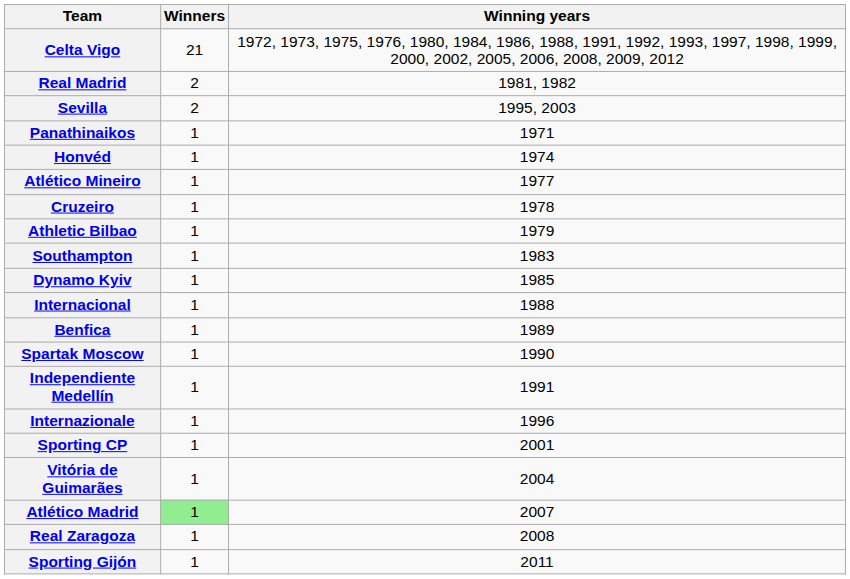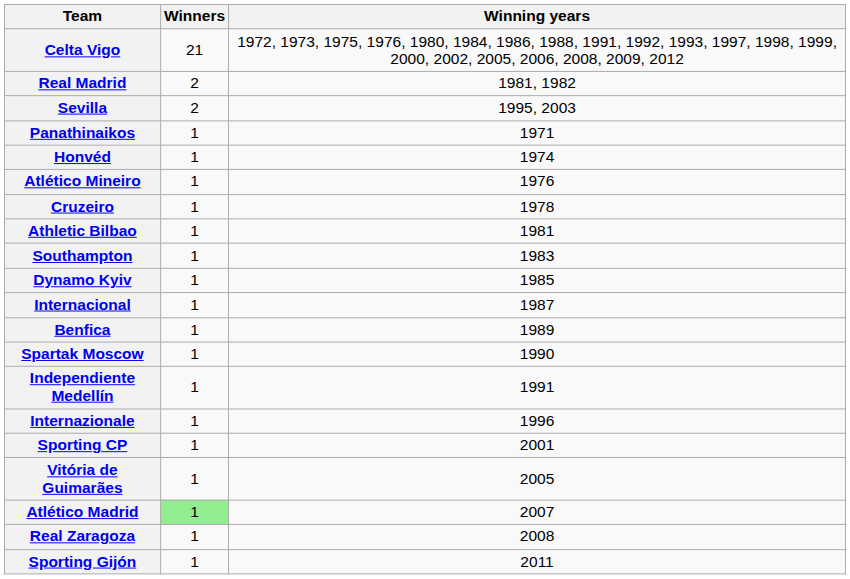(537, 181) 1977 -> (537, 181) 1976
(537, 231) 1979 -> (537, 231) 1981
(537, 305) 1988 -> (537, 305) 1987
(537, 478) 2004 -> (537, 478) 2005
